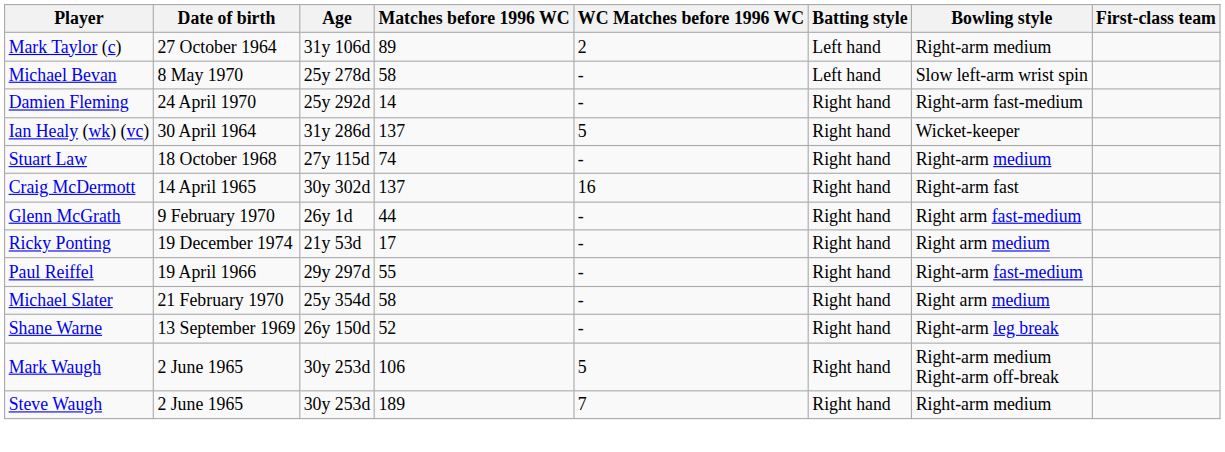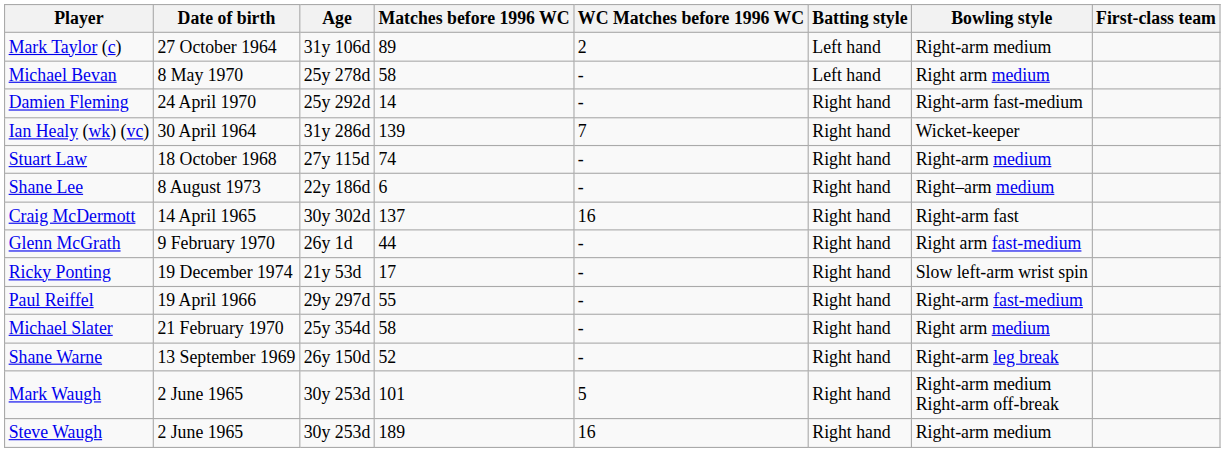(1002, 74) Slow left-arm wrist spin -> (983, 74) Right arm medium
(392, 131) 137 -> (392, 131) 139
(582, 131) 5 -> (582, 131) 7
+ row: (46, 187)
(983, 243) Right arm medium -> (1002, 272) Slow left-arm wrist spin
(392, 366) 106 -> (392, 394) 101
(582, 404) 7 -> (587, 432) 16
